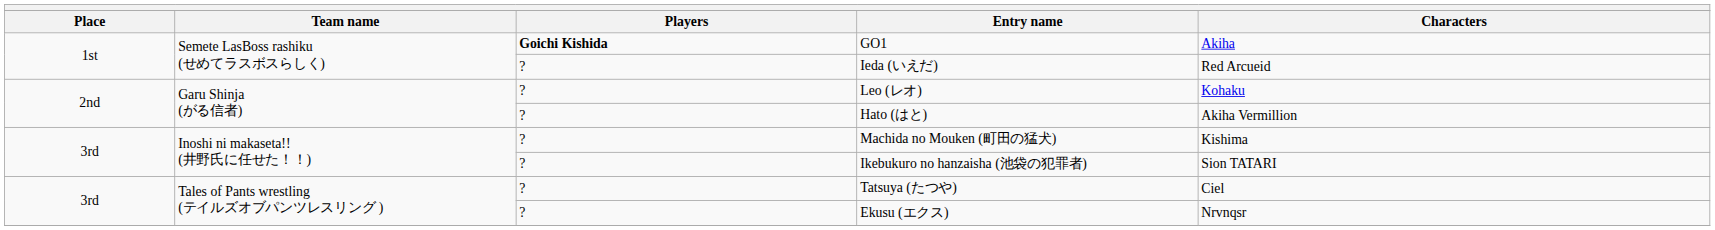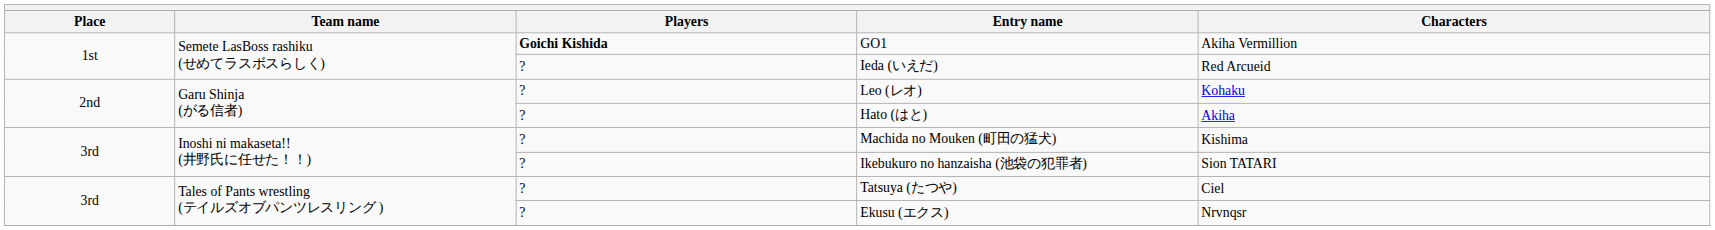(1218, 43) Akiha -> (1249, 43) Akiha Vermillion
(1249, 115) Akiha Vermillion -> (1218, 115) Akiha
